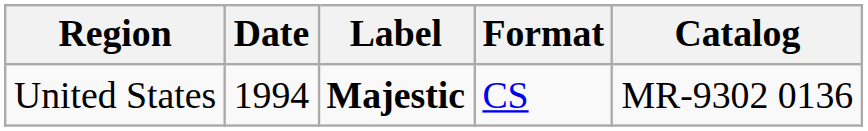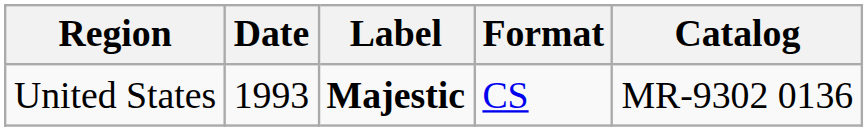(271, 94) 1994 -> (271, 94) 1993
